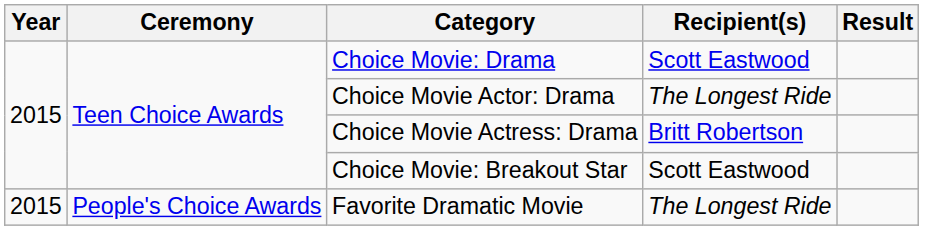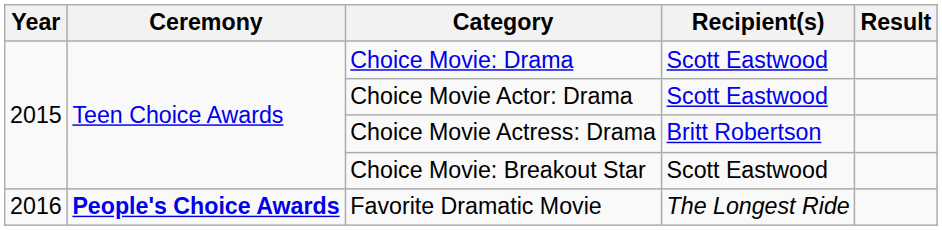(740, 96) The Longest Ride -> (747, 96) Scott Eastwood
(36, 206) 2015 -> (36, 206) 2016
(197, 206) normal -> (206, 206) bold
